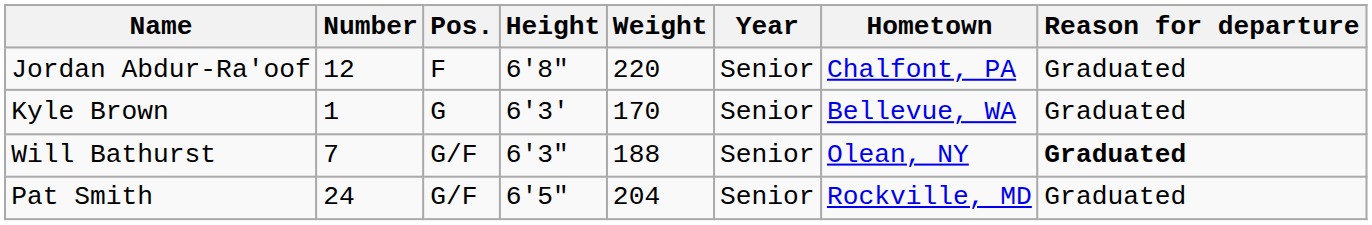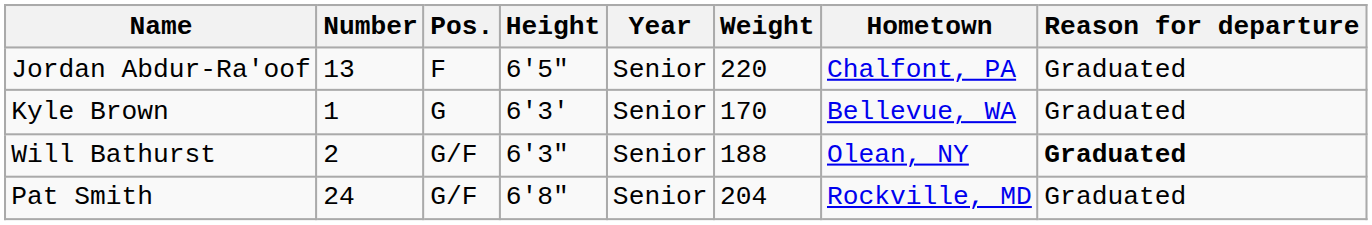columns swapped: (660, 26) <-> (767, 26)
(339, 69) 12 -> (339, 69) 13
(537, 69) 6'8" -> (537, 69) 6'5"
(331, 155) 7 -> (331, 155) 2
(537, 198) 6'5" -> (537, 198) 6'8"
